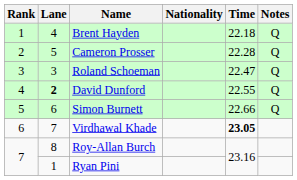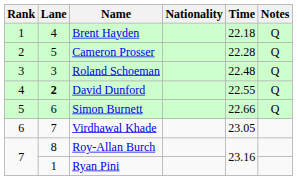(242, 71) 22.47 -> (242, 71) 22.48
(242, 128) bold -> (242, 128) normal
